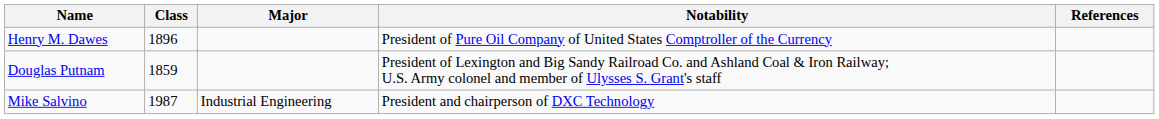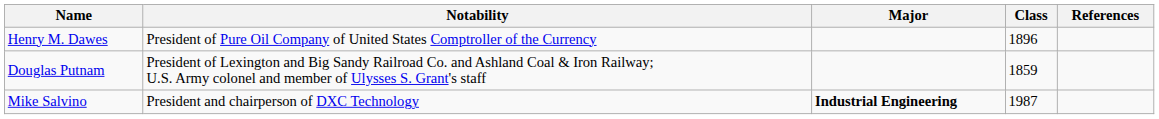columns swapped: (171, 16) <-> (717, 16)
(266, 101) normal -> (886, 101) bold
